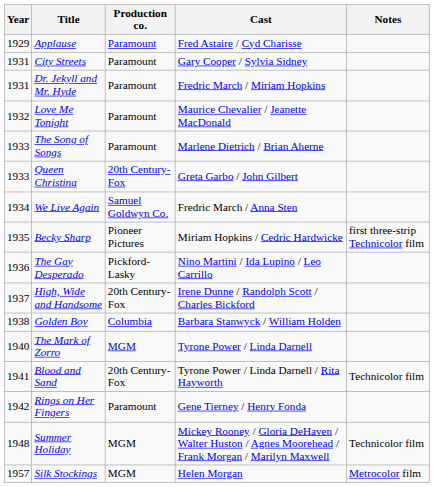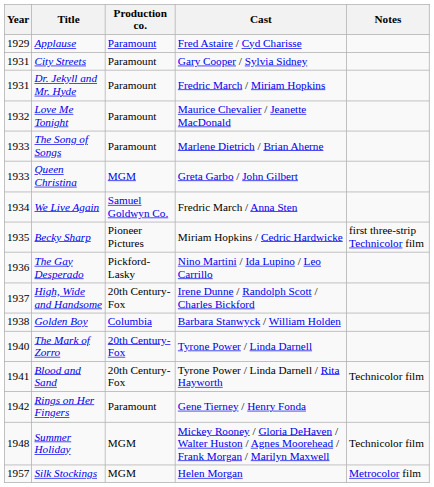(139, 176) 20th Century-Fox -> (122, 176) MGM
(122, 346) MGM -> (139, 346) 20th Century-Fox
